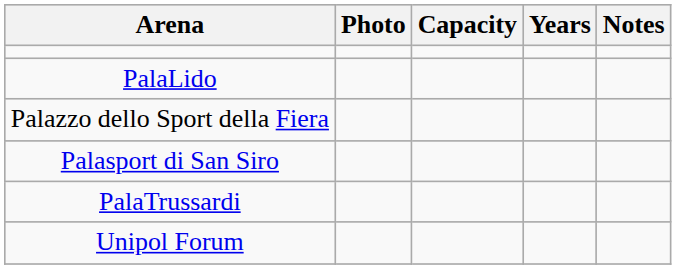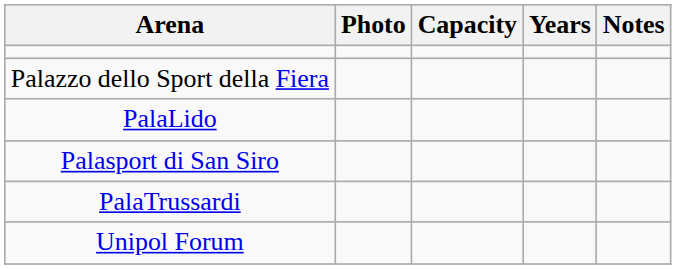rows swapped: (170, 119) <-> (170, 78)
